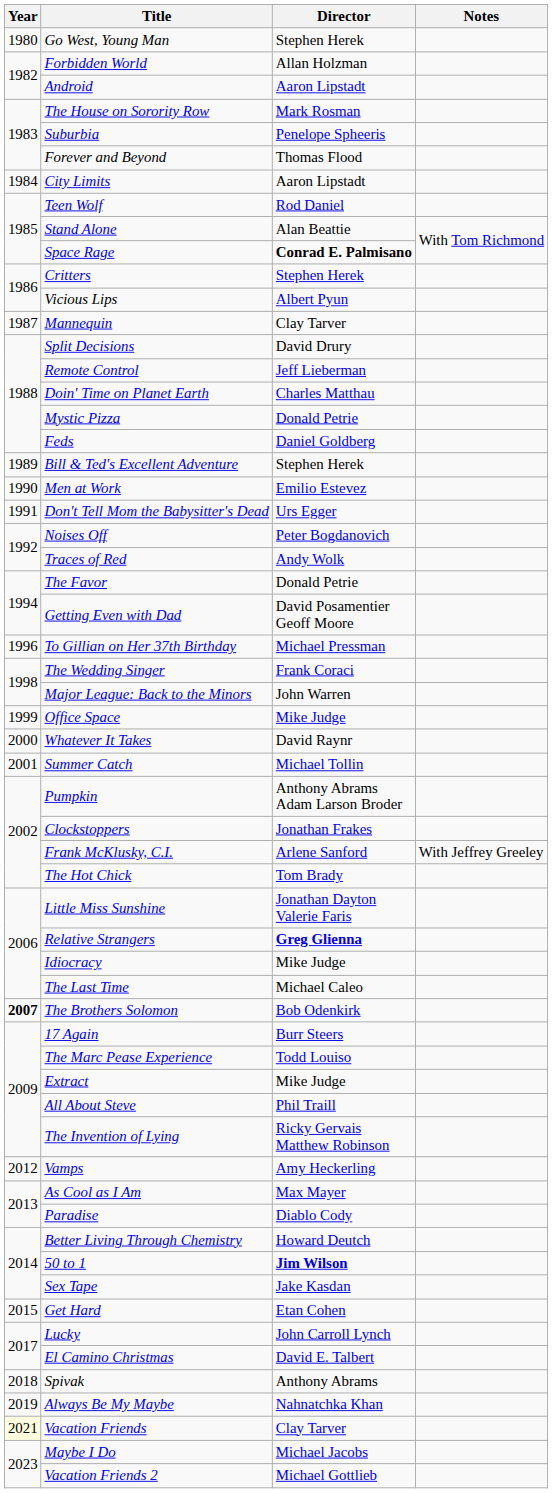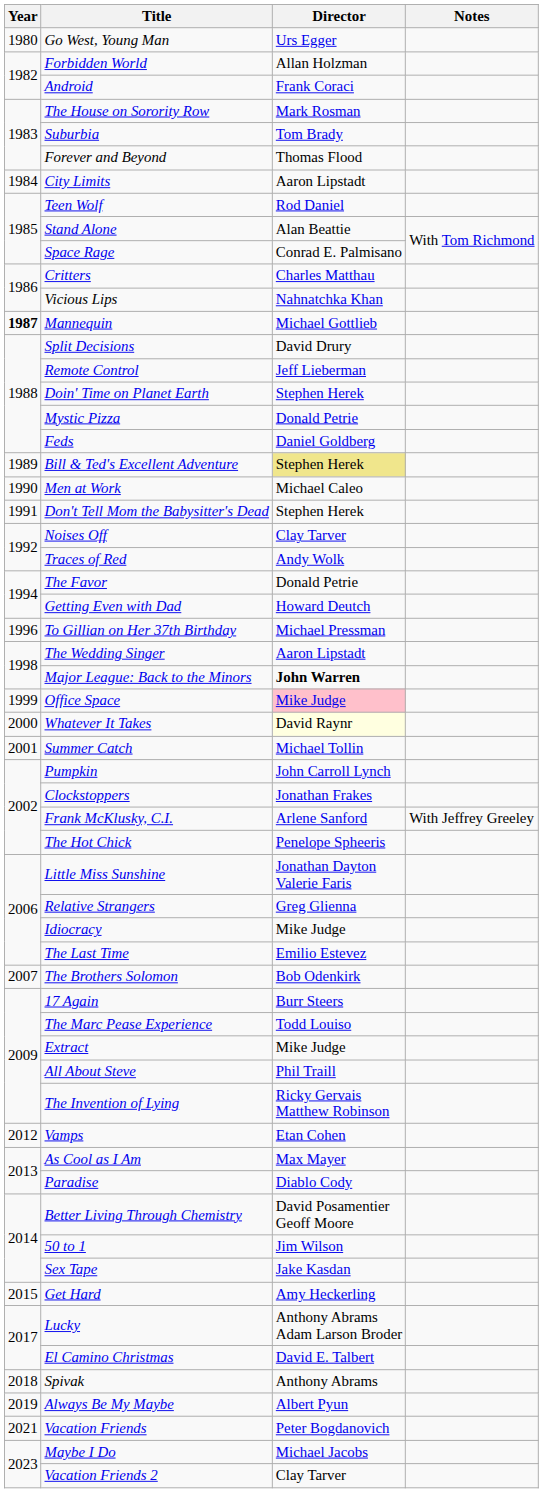(320, 39) Stephen Herek -> (306, 39) Urs Egger
(321, 87) Aaron Lipstadt -> (315, 87) Frank Coraci
(331, 134) Penelope Spheeris -> (309, 134) Tom Brady
(344, 252) bold -> (339, 252) normal
(320, 275) Stephen Herek -> (325, 275) Charles Matthau
(312, 299) Albert Pyun -> (329, 299) Nahnatchka Khan
(23, 323) normal -> (23, 323) bold
(311, 323) Clay Tarver -> (326, 323) Michael Gottlieb
(325, 393) Charles Matthau -> (320, 393) Stephen Herek
(320, 464) no background -> (320, 464) khaki background
(321, 488) Emilio Estevez -> (319, 488) Michael Caleo
(306, 511) Urs Egger -> (320, 511) Stephen Herek
(333, 535) Peter Bogdanovich -> (311, 535) Clay Tarver
(333, 614) David Posamentier Geoff Moore -> (323, 606) Howard Deutch
(315, 670) Frank Coraci -> (321, 653) Aaron Lipstadt
(313, 693) normal -> (318, 677) bold
(311, 717) no background -> (311, 700) pink background
(314, 741) no background -> (314, 724) lightyellow background
(339, 796) Anthony Abrams Adam Larson Broder -> (333, 771) John Carroll Lynch
(309, 875) Tom Brady -> (331, 842) Penelope Spheeris
(319, 939) bold -> (316, 906) normal
(319, 986) Michael Caleo -> (321, 953) Emilio Estevez
(23, 1010) bold -> (23, 976) normal
(326, 1168) Amy Heckerling -> (311, 1135) Etan Cohen
(323, 1239) Howard Deutch -> (333, 1214) David Posamentier Geoff Moore
(312, 1263) bold -> (309, 1246) normal
(311, 1310) Etan Cohen -> (326, 1293) Amy Heckerling
(333, 1333) John Carroll Lynch -> (339, 1325) Anthony Abrams Adam Larson Broder
(329, 1404) Nahnatchka Khan -> (312, 1404) Albert Pyun
(23, 1428) lightyellow background -> (23, 1428) no background
(311, 1428) Clay Tarver -> (333, 1428) Peter Bogdanovich
(326, 1475) Michael Gottlieb -> (311, 1475) Clay Tarver
